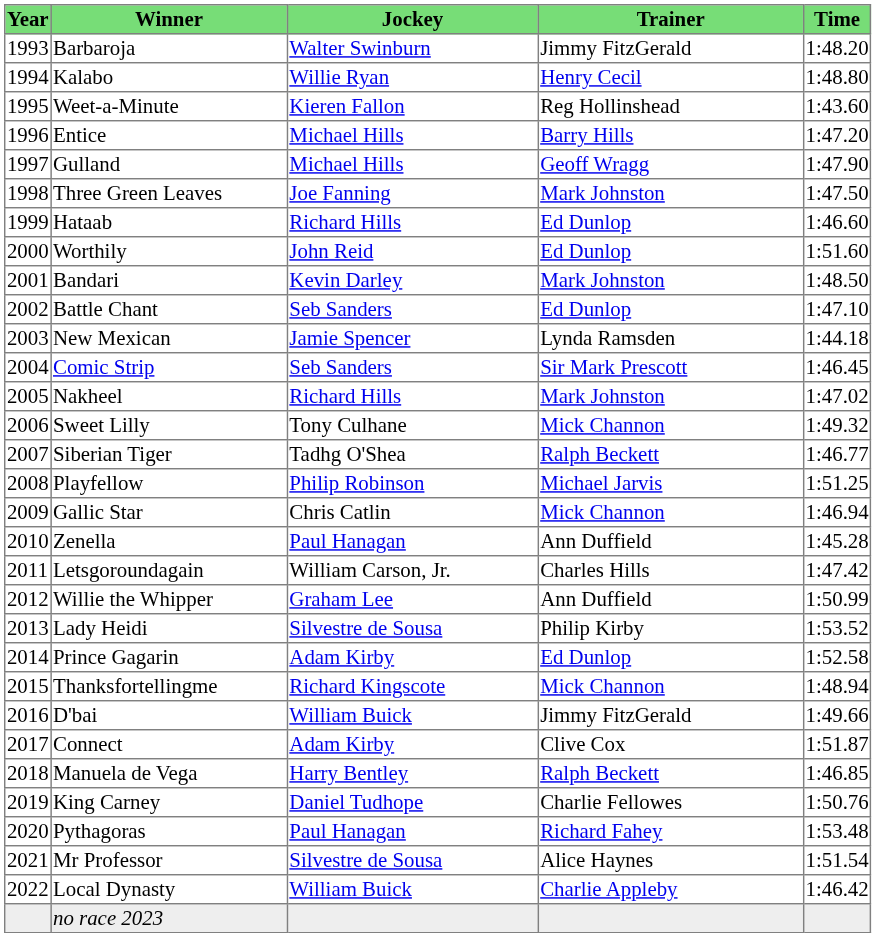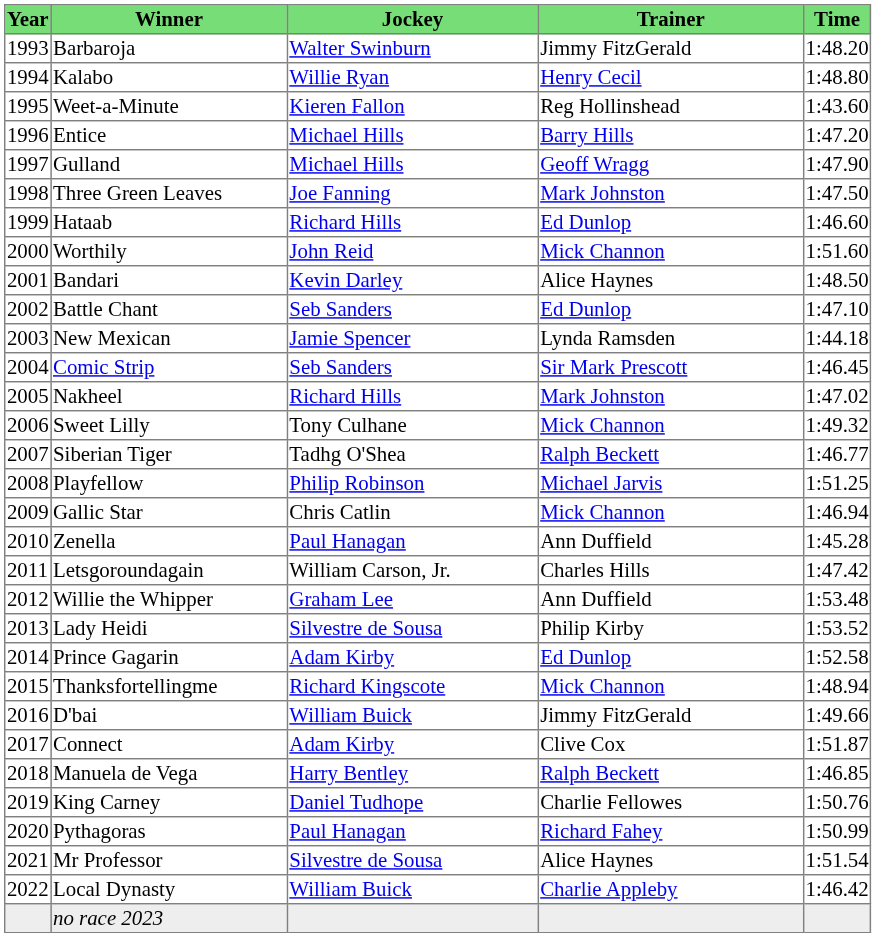(586, 251) Ed Dunlop -> (602, 251) Mick Channon
(602, 280) Mark Johnston -> (597, 280) Alice Haynes
(837, 599) 1:50.99 -> (837, 599) 1:53.48
(837, 831) 1:53.48 -> (837, 831) 1:50.99
